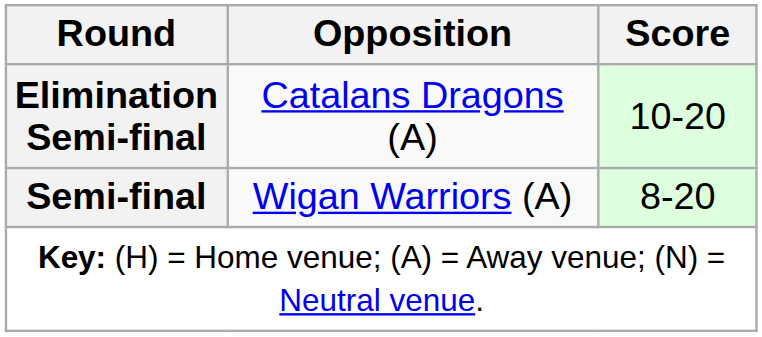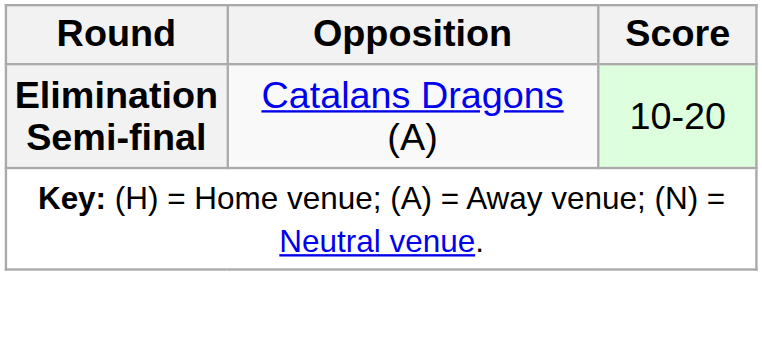- row: (116, 196)
